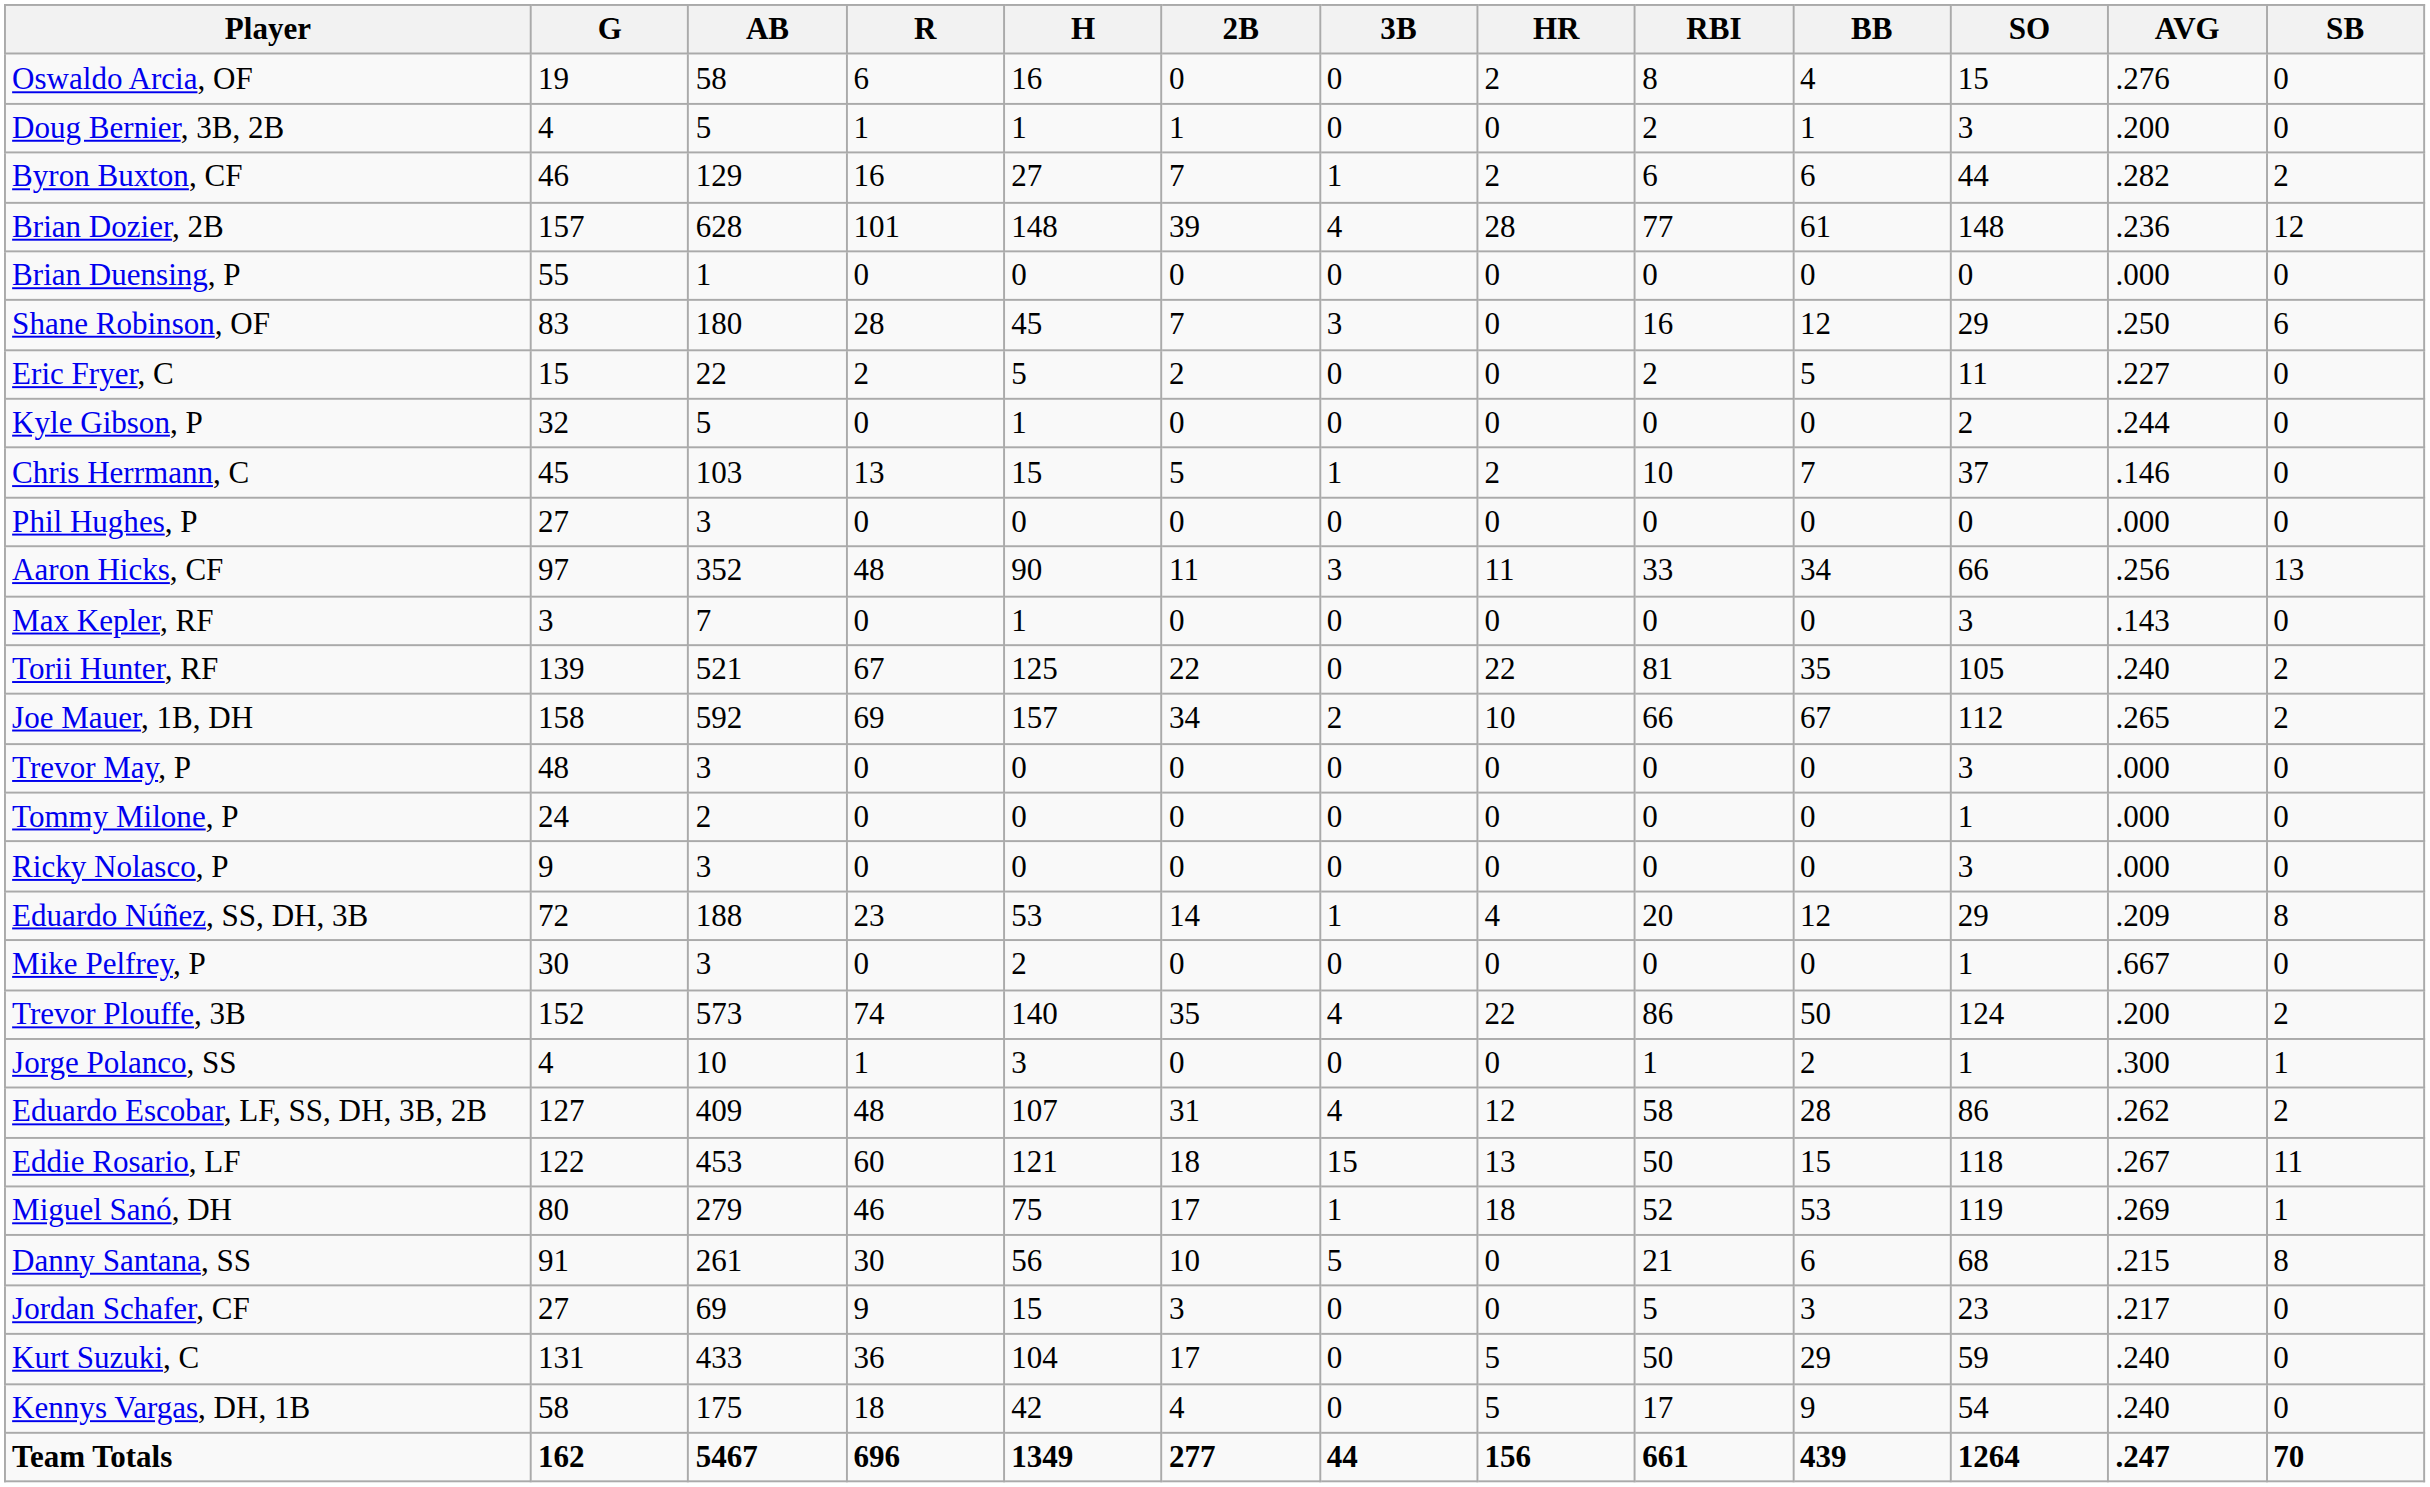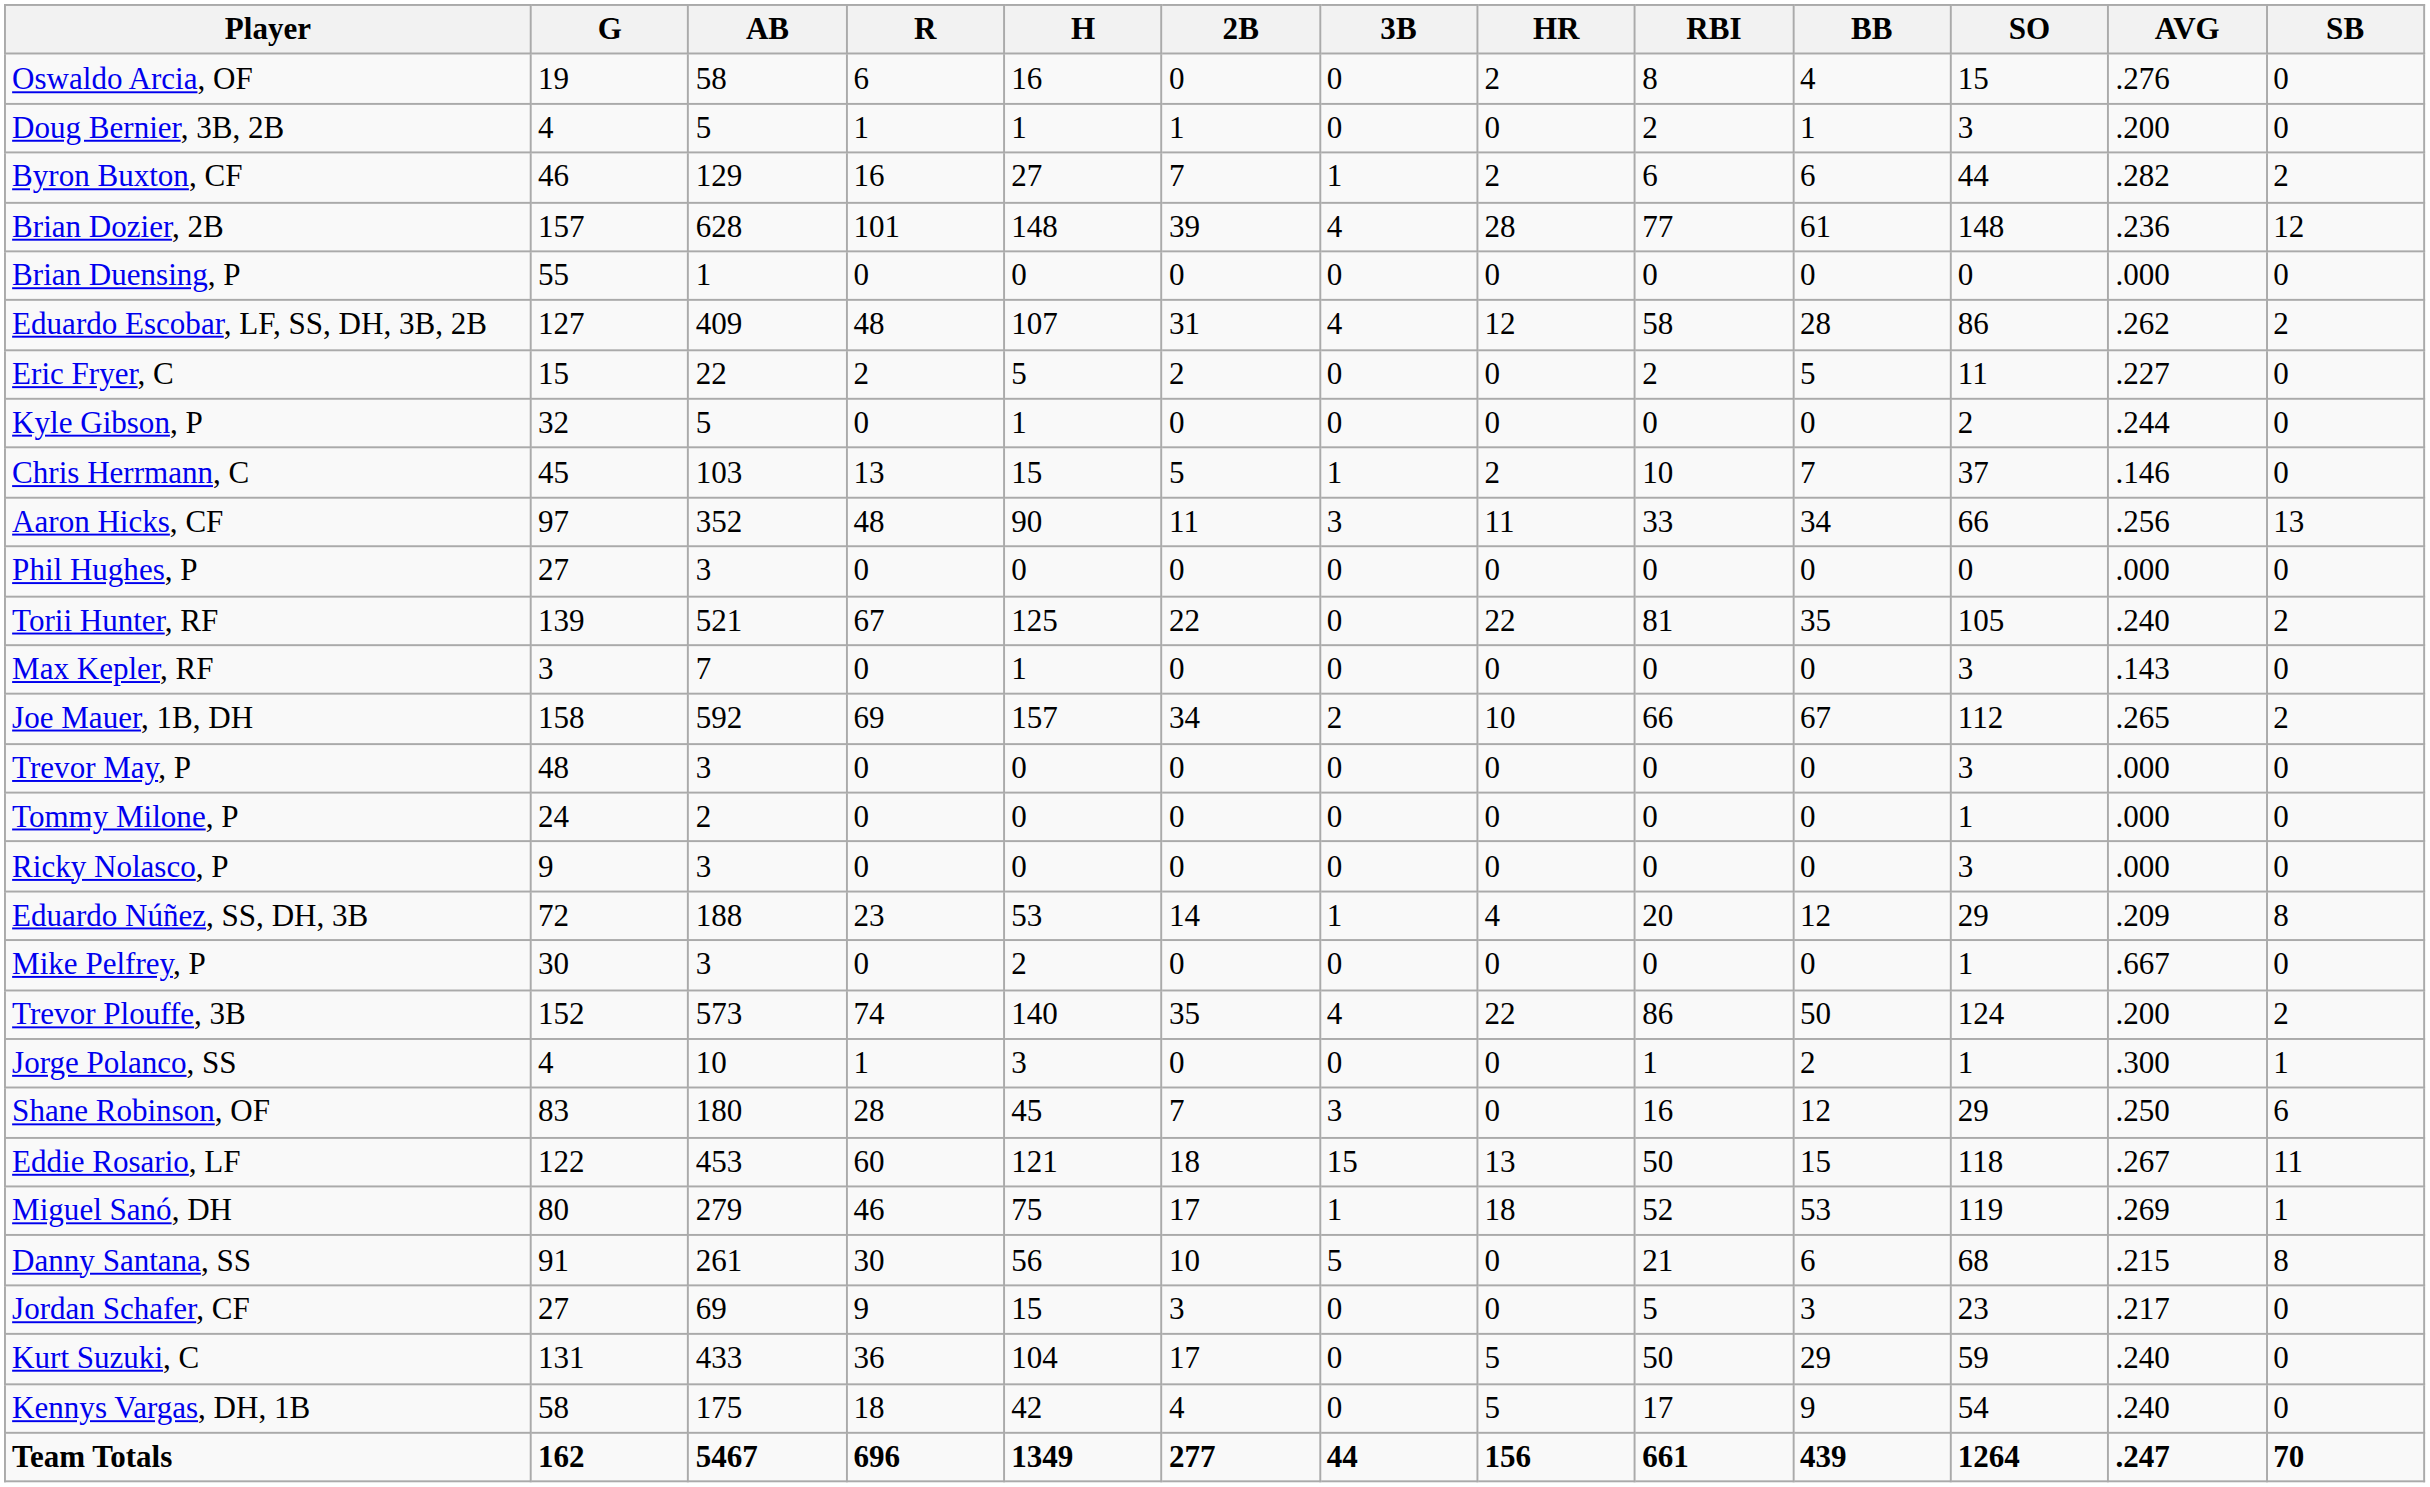rows swapped: (250, 1112) <-> (141, 324)
rows swapped: (118, 570) <-> (105, 521)
rows swapped: (115, 669) <-> (113, 619)
